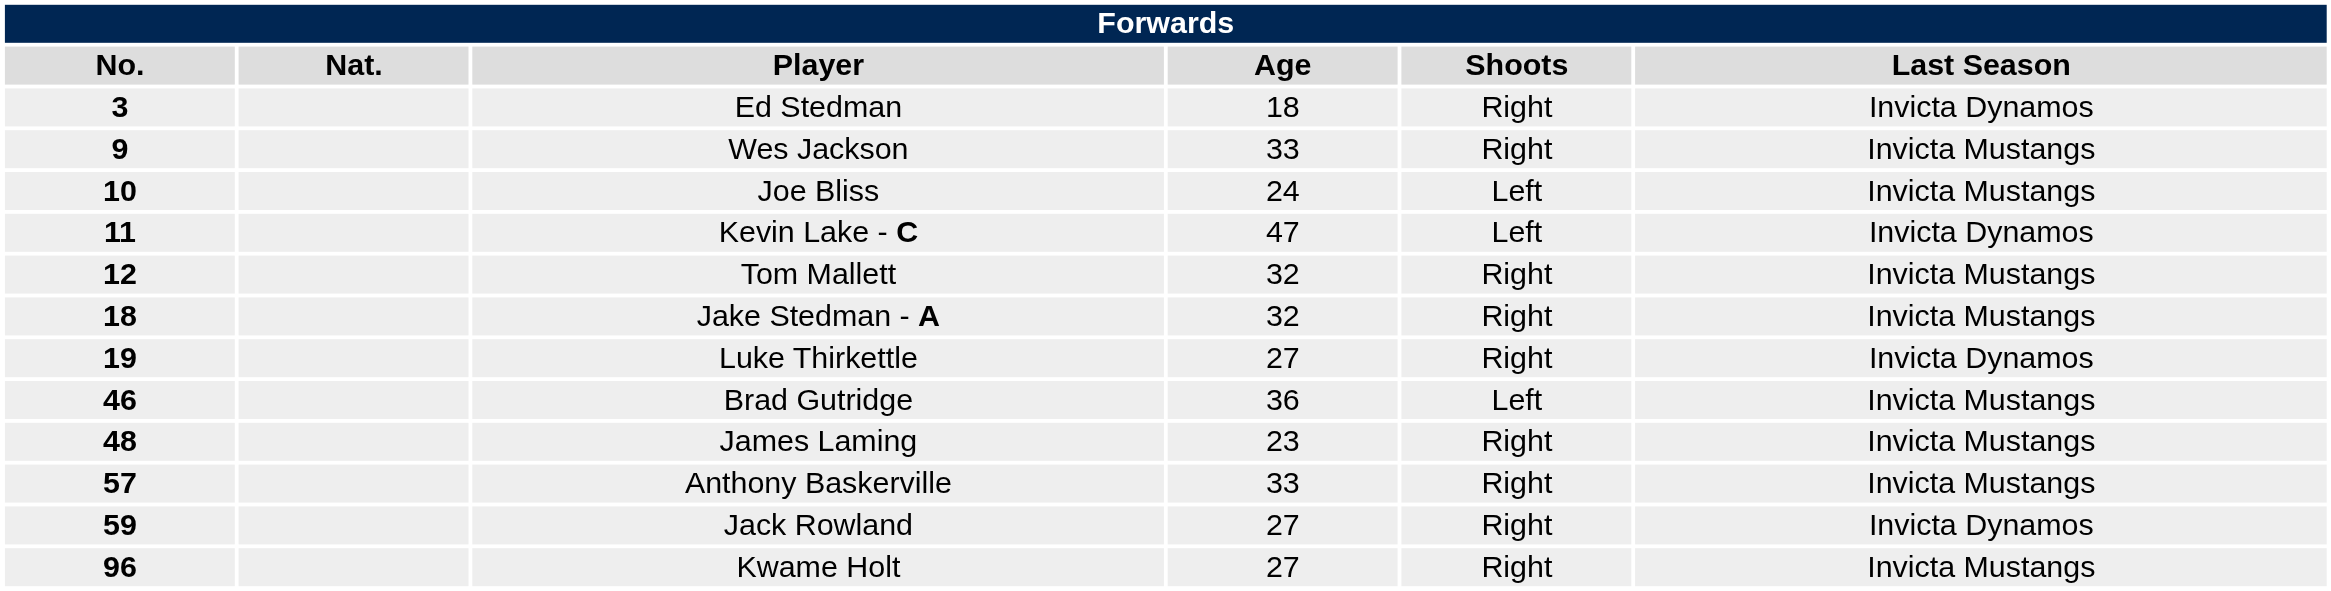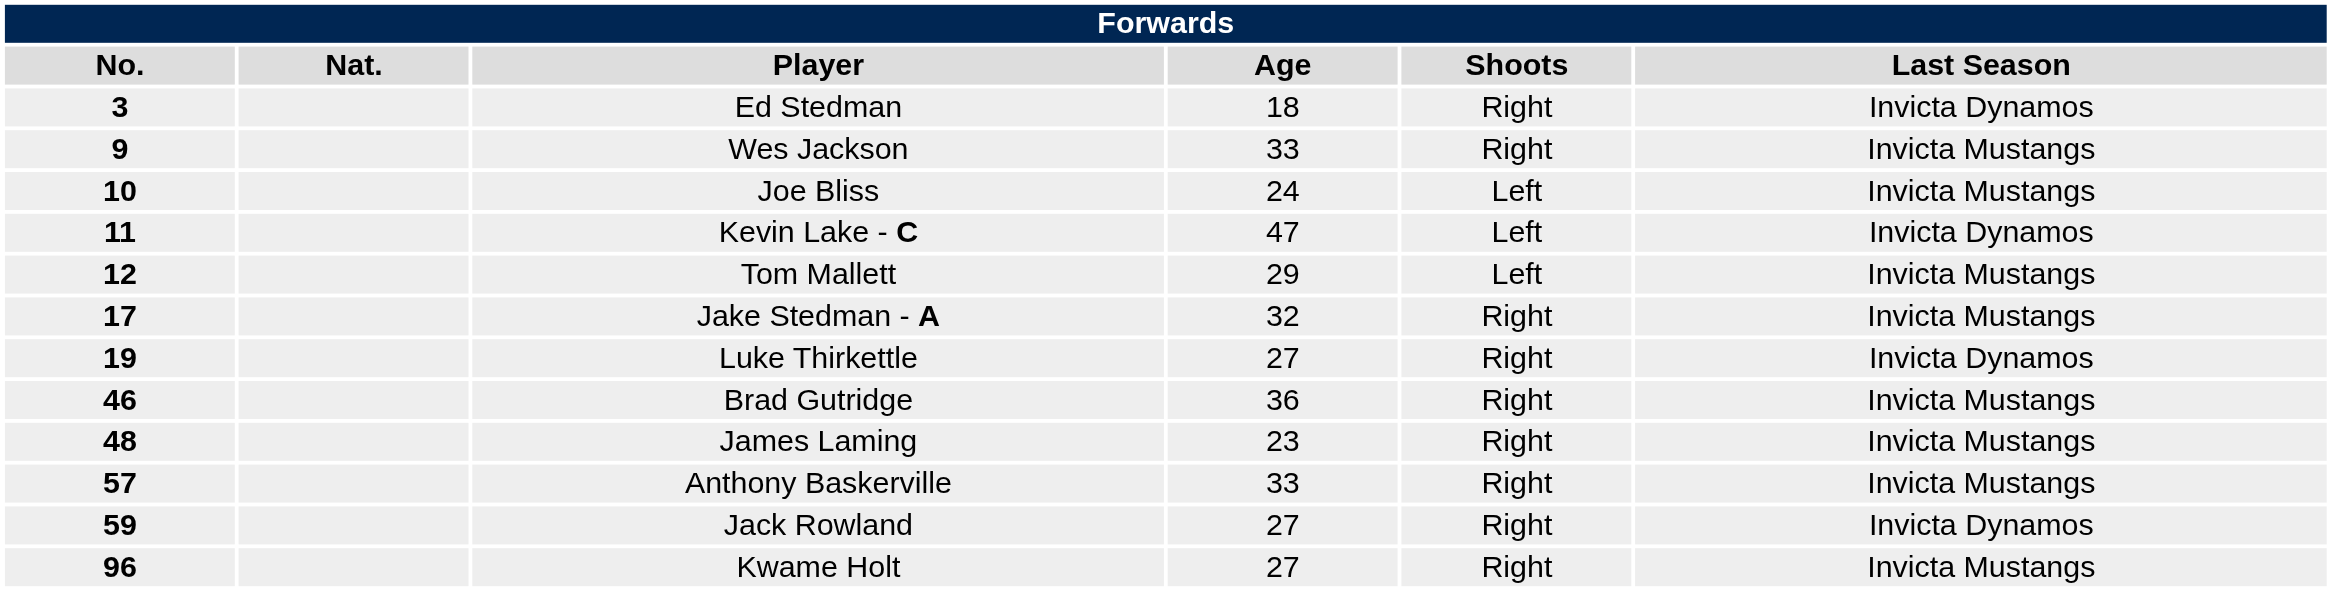(1283, 274) 32 -> (1283, 274) 29
(1517, 274) Right -> (1517, 274) Left
(120, 315) 18 -> (120, 315) 17
(1517, 399) Left -> (1517, 399) Right
